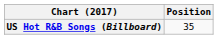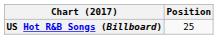(189, 27) 35 -> (189, 27) 25
